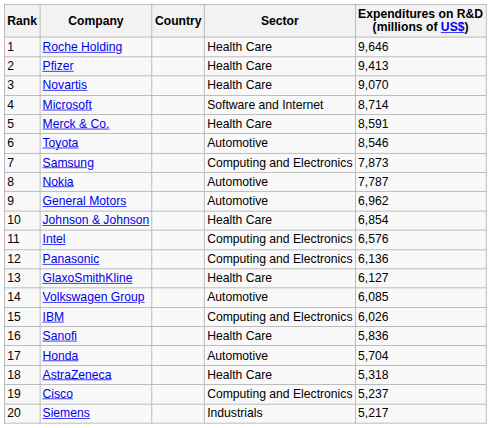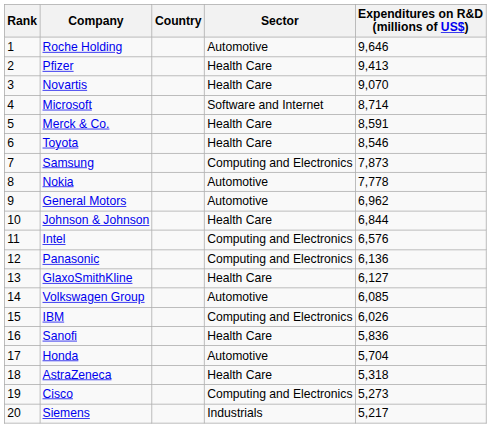(240, 47) Health Care -> (238, 47) Automotive
(238, 143) Automotive -> (240, 143) Health Care
(373, 182) 7,787 -> (373, 182) 7,778
(373, 220) 6,854 -> (373, 220) 6,844
(373, 394) 5,237 -> (373, 394) 5,273
